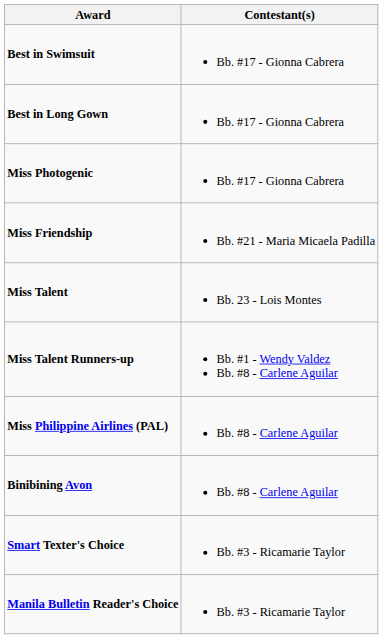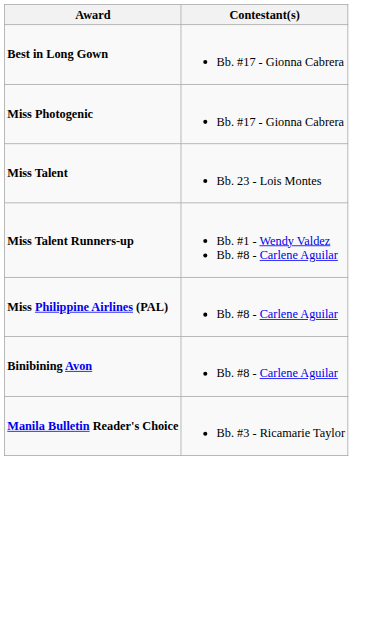- row: (51, 54)
- row: (50, 233)
- row: (66, 545)
